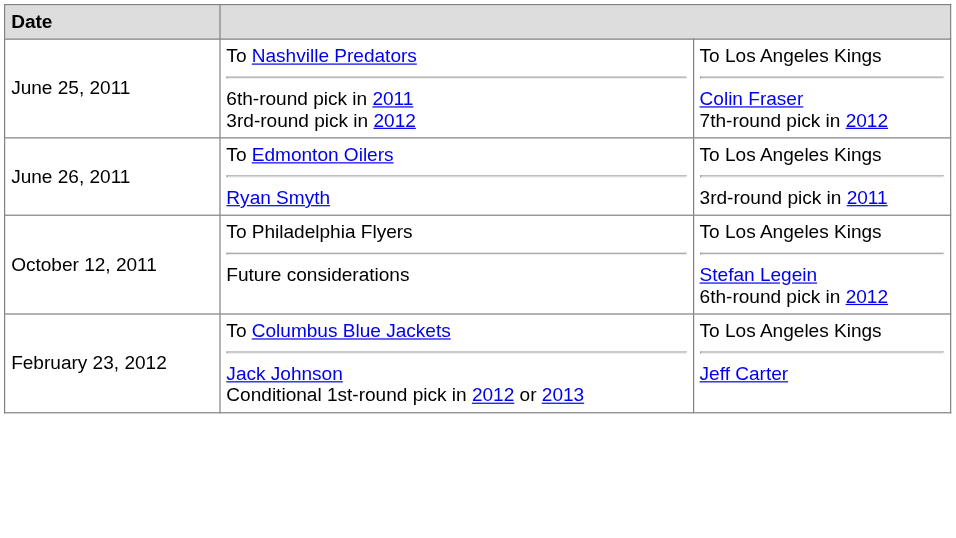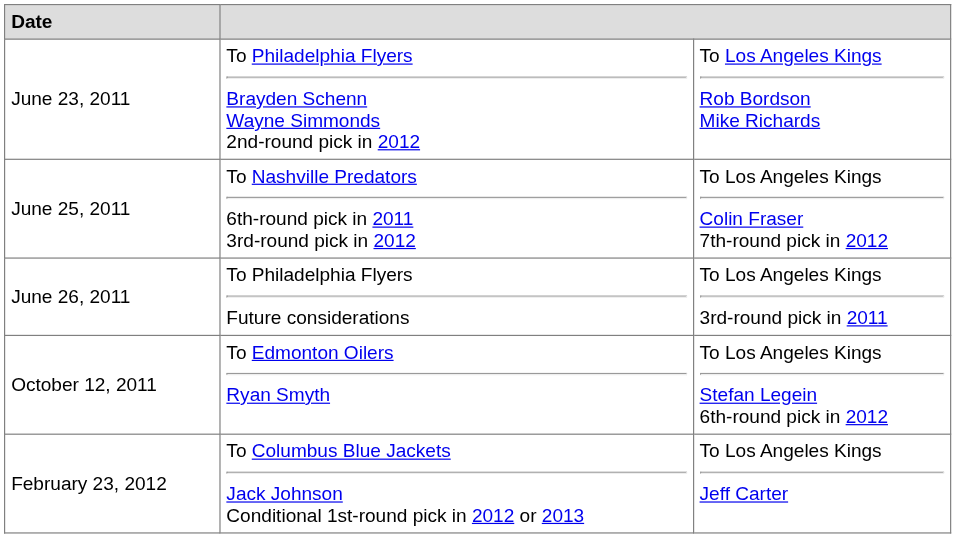+ row: (71, 99)
(456, 176) To Edmonton Oilers Ryan Smyth -> (456, 296) To Philadelphia Flyers Future considerations
(456, 253) To Philadelphia Flyers Future considerations -> (456, 373) To Edmonton Oilers Ryan Smyth
